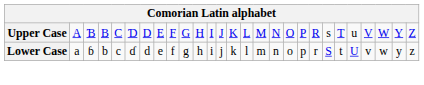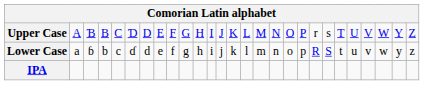(316, 32) R -> (316, 32) r
(354, 32) u -> (354, 32) U
(316, 51) r -> (316, 51) R
(354, 51) U -> (354, 51) u
+ row: (37, 70)
